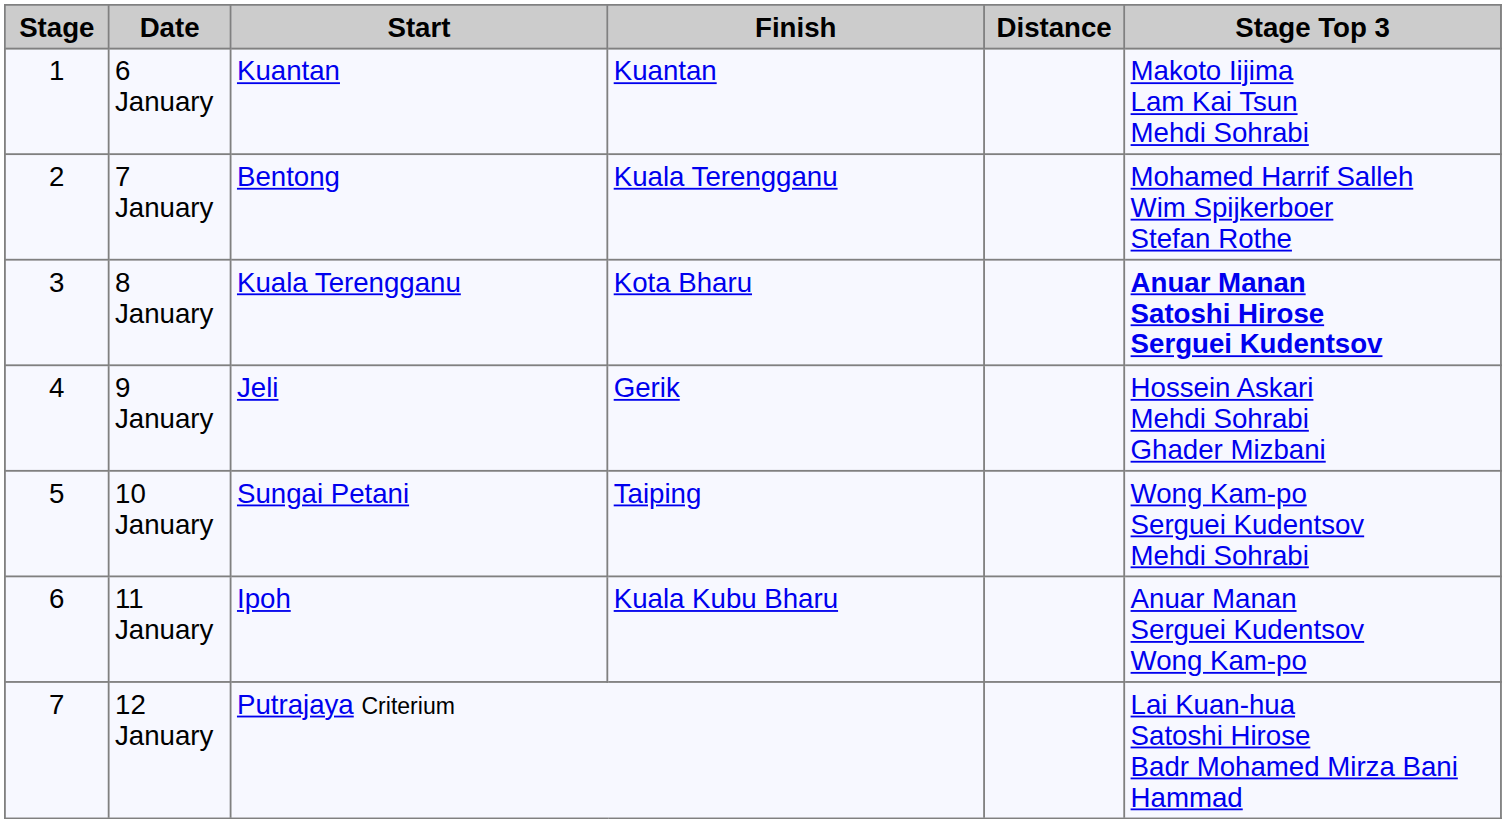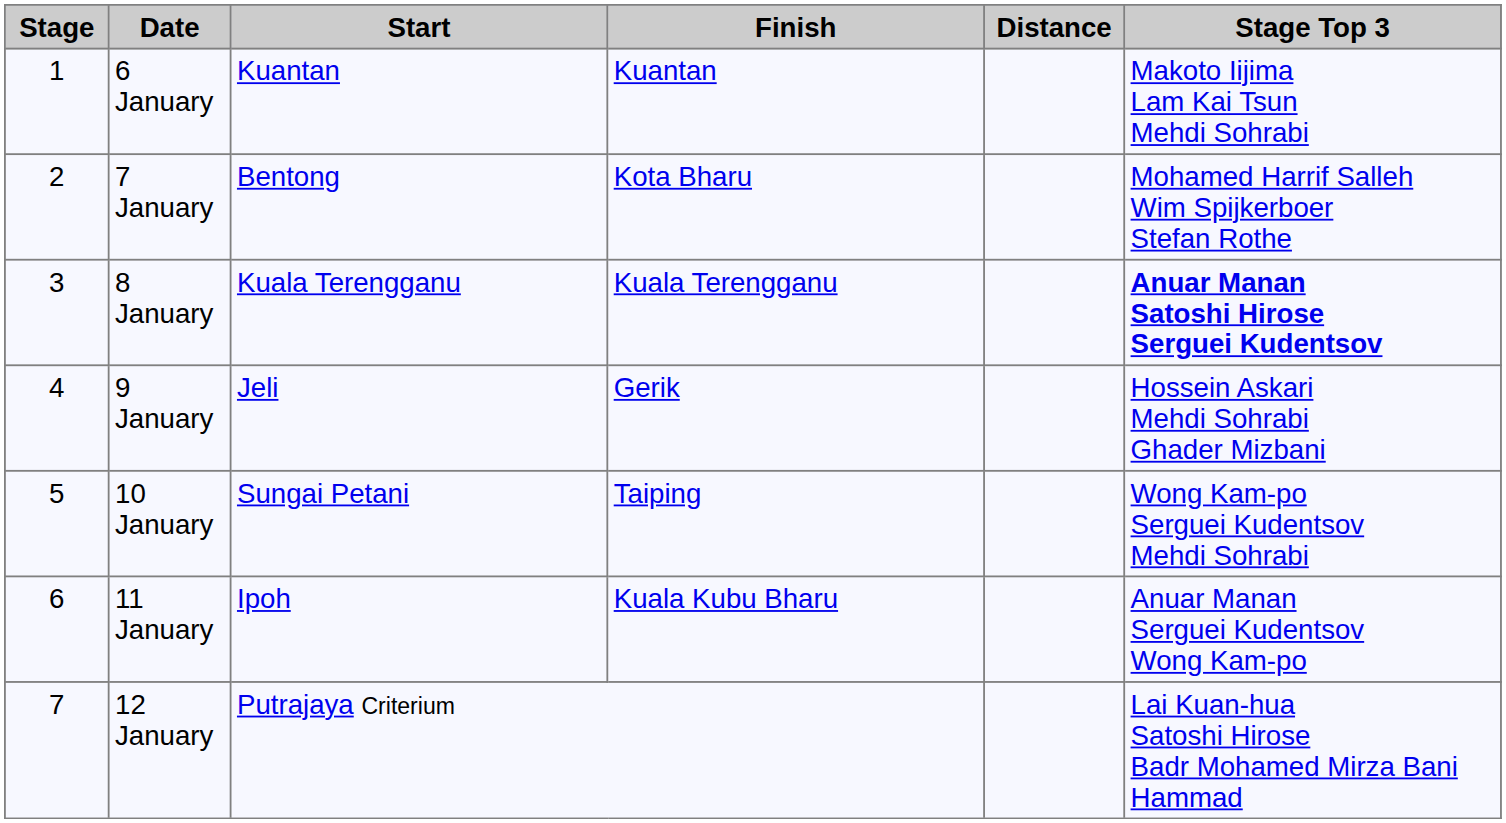(726, 176) Kuala Terengganu -> (683, 176) Kota Bharu
(683, 282) Kota Bharu -> (726, 282) Kuala Terengganu
